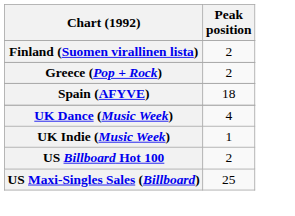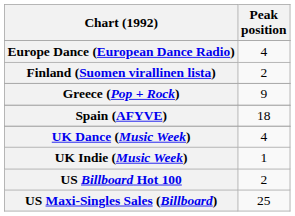+ row: (121, 51)
(229, 72) 2 -> (264, 94) 9
